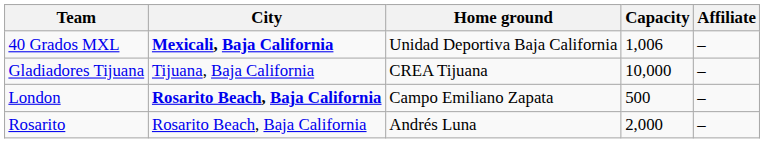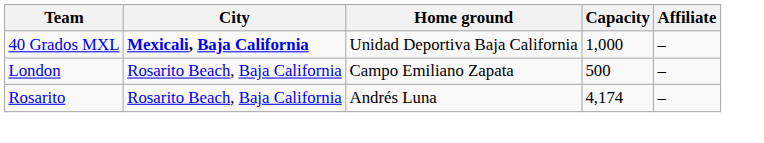(644, 44) 1,006 -> (604, 44) 1,000
- row: (76, 71)
(267, 97) bold -> (234, 71) normal
(644, 124) 2,000 -> (604, 97) 4,174
